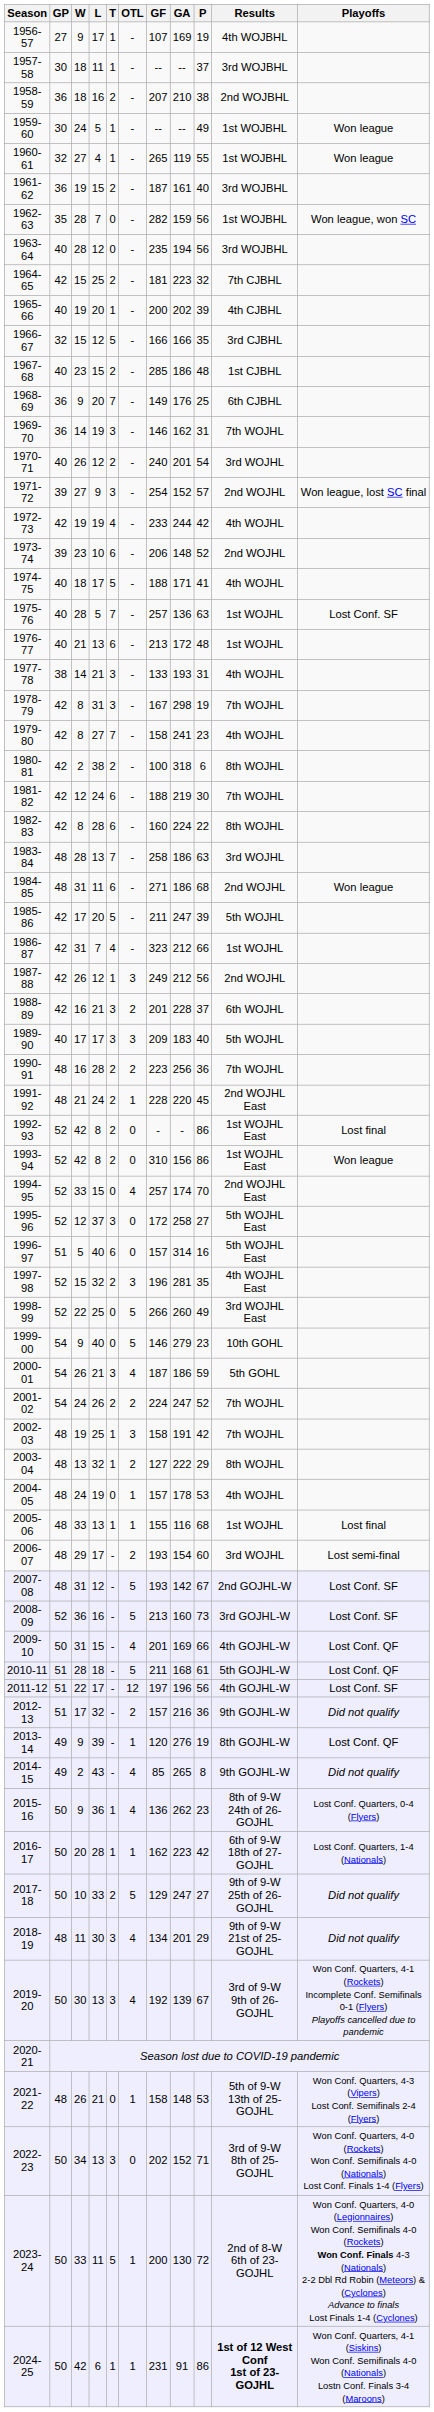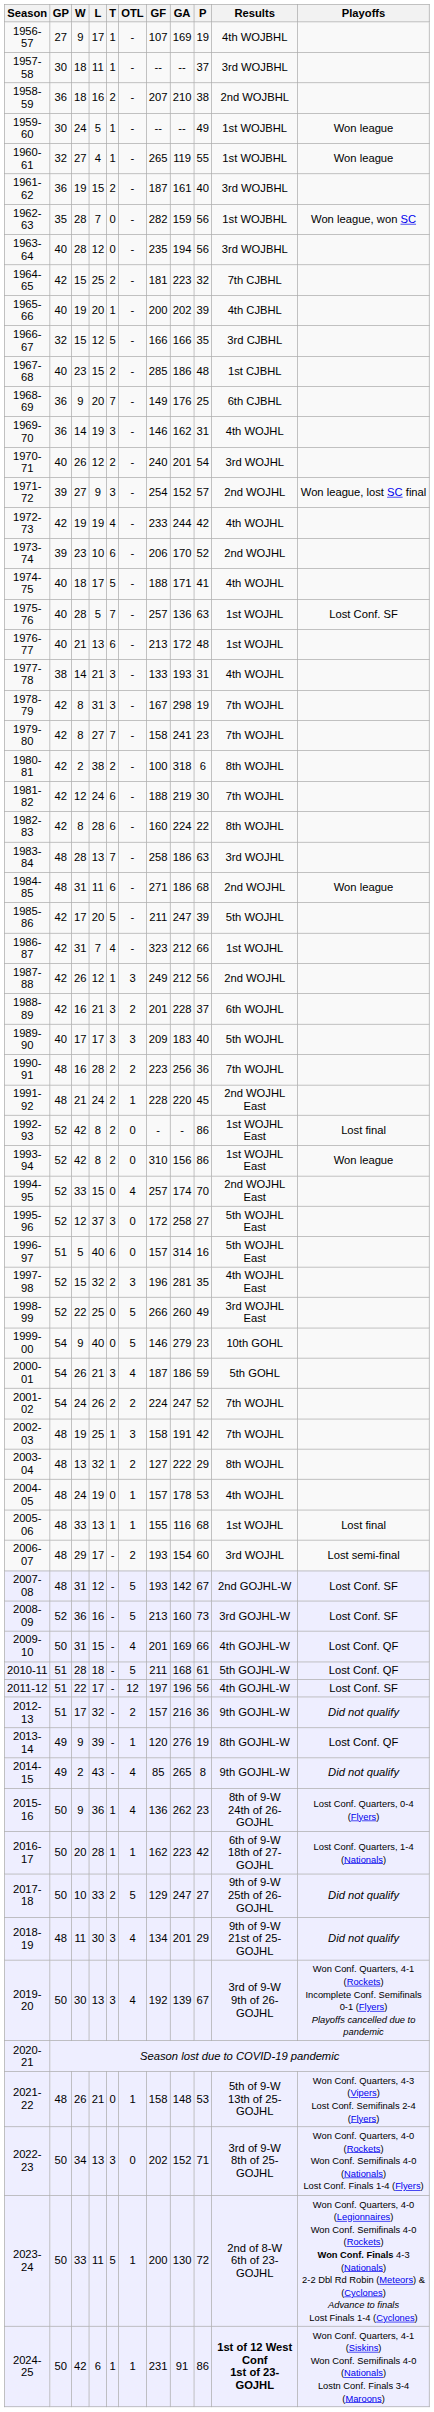(255, 432) 7th WOJHL -> (255, 432) 4th WOJHL
(182, 553) 148 -> (182, 553) 170
(255, 735) 4th WOJHL -> (255, 735) 7th WOJHL
